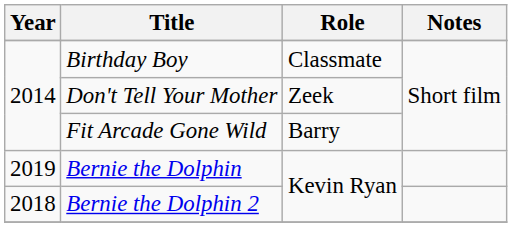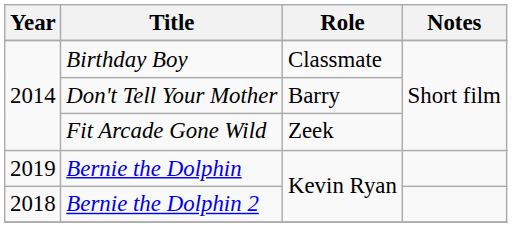(311, 95) Zeek -> (314, 95) Barry
(314, 131) Barry -> (311, 131) Zeek
